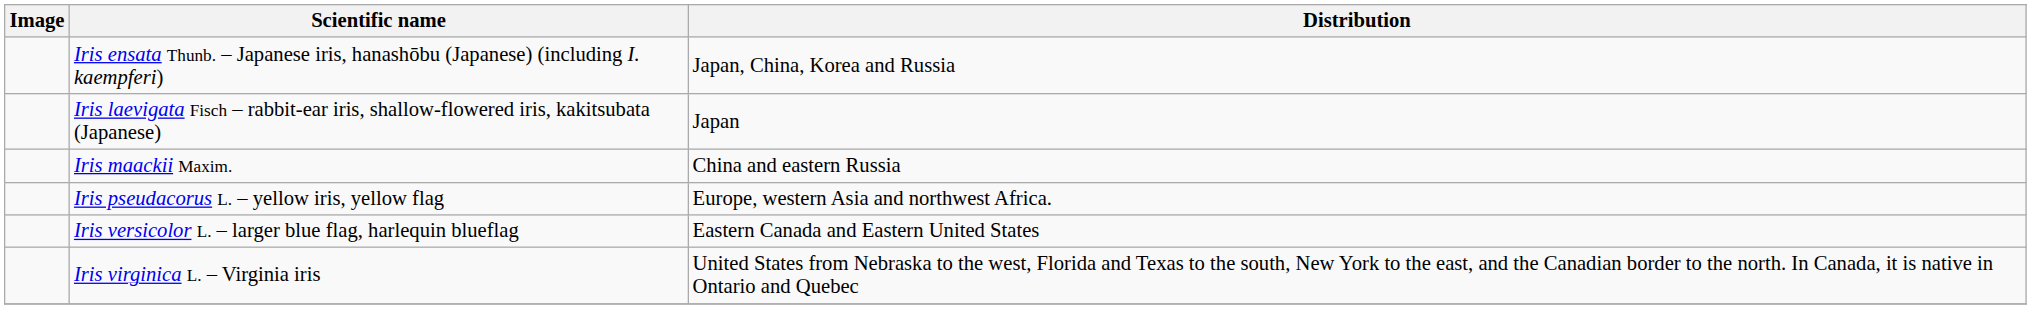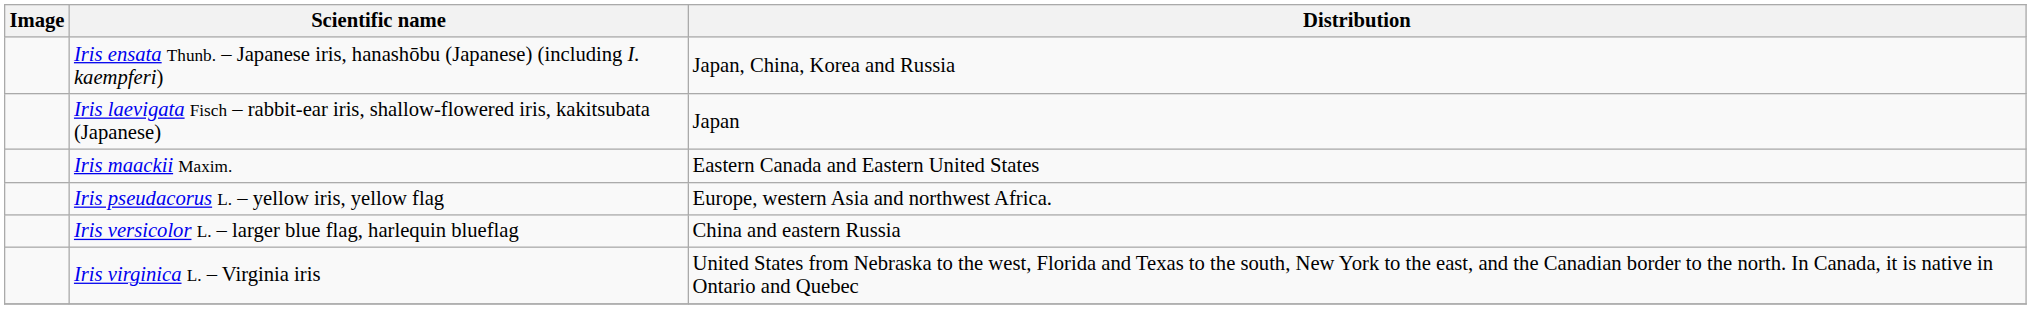(797, 165) China and eastern Russia -> (866, 165) Eastern Canada and Eastern United States
(866, 230) Eastern Canada and Eastern United States -> (797, 230) China and eastern Russia
